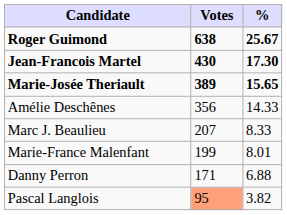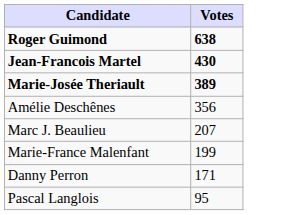- column: (262, 15)
(202, 198) lightsalmon background -> (202, 198) no background
